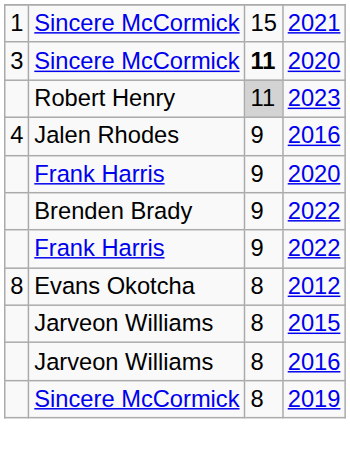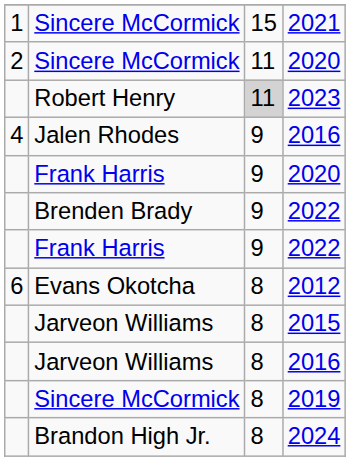(17, 60) 3 -> (17, 60) 2
(263, 60) bold -> (263, 60) normal
(17, 286) 8 -> (17, 286) 6
+ row: (122, 436)
